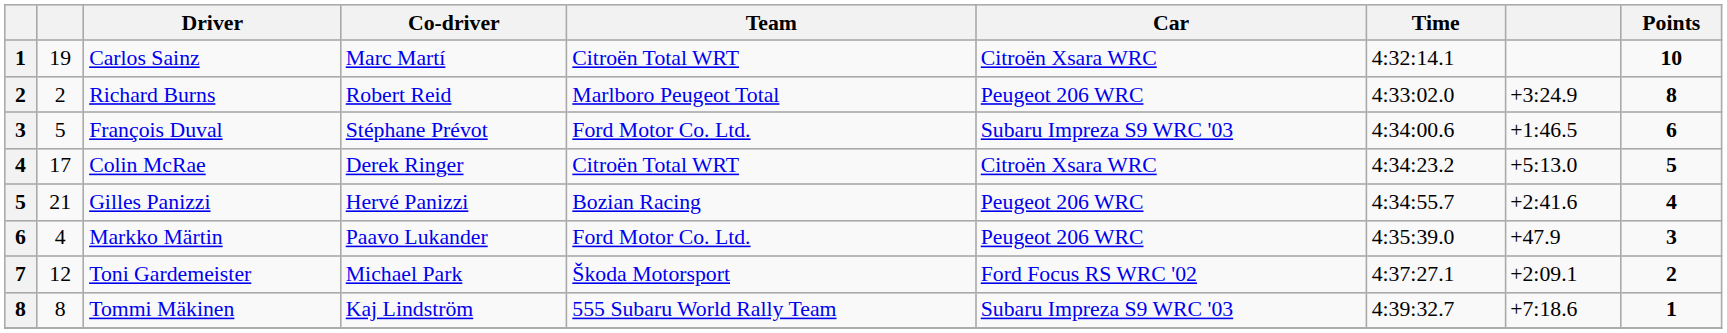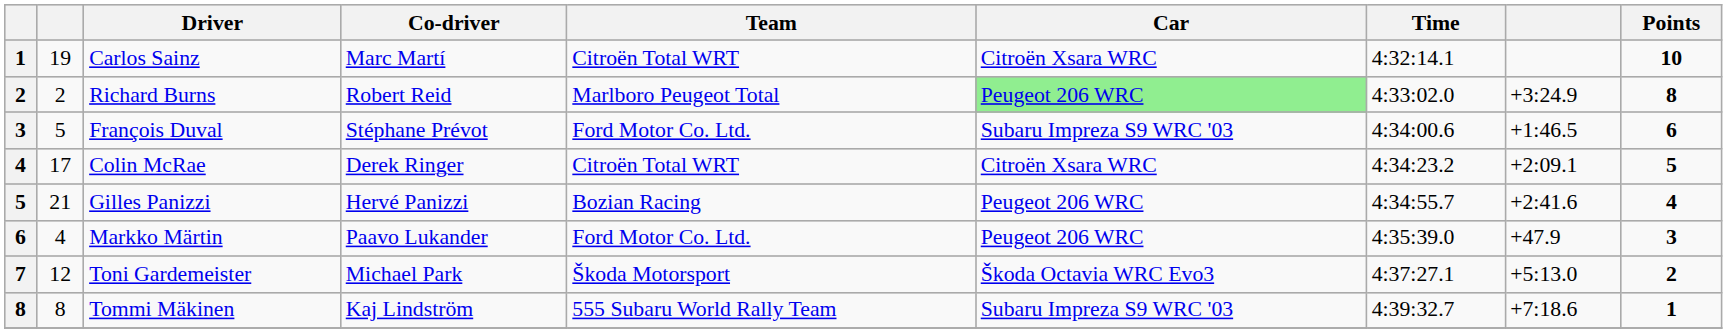(1062, 93) no background -> (1062, 93) lightgreen background
(1544, 165) +5:13.0 -> (1544, 165) +2:09.1
(1089, 273) Ford Focus RS WRC '02 -> (1097, 273) Škoda Octavia WRC Evo3
(1544, 273) +2:09.1 -> (1544, 273) +5:13.0
